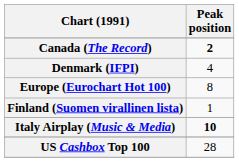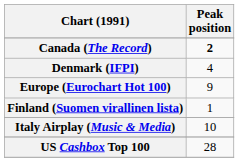(210, 87) 8 -> (210, 87) 9
(210, 127) bold -> (210, 127) normal
